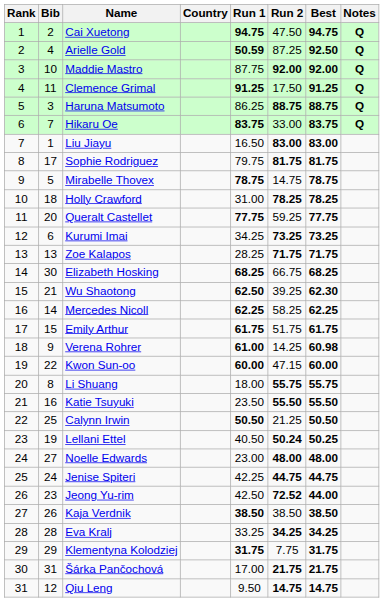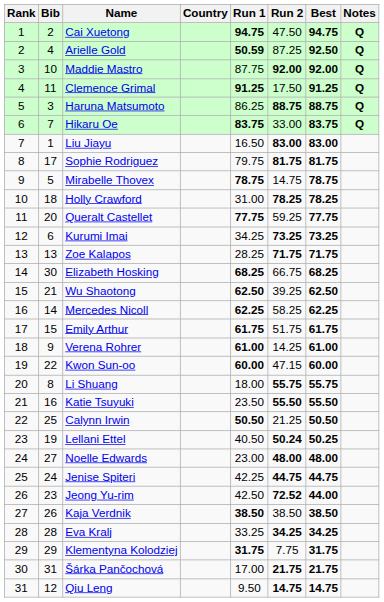(323, 291) 62.30 -> (323, 291) 62.50
(323, 347) 60.98 -> (323, 347) 61.00
